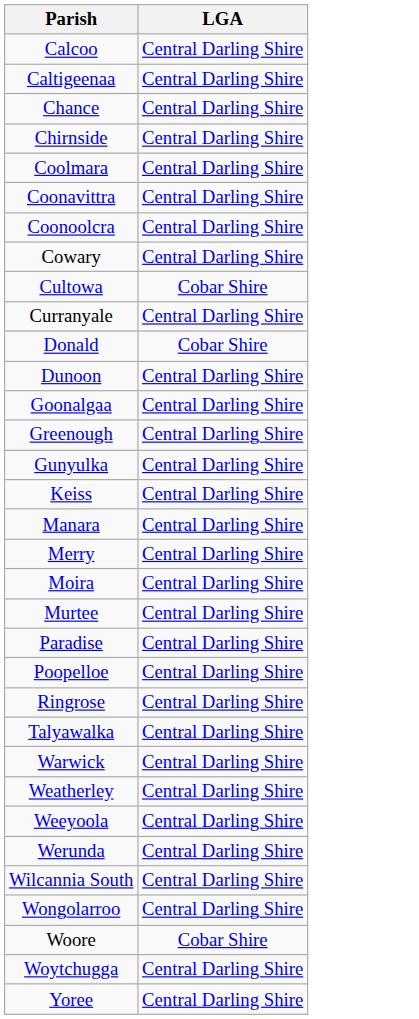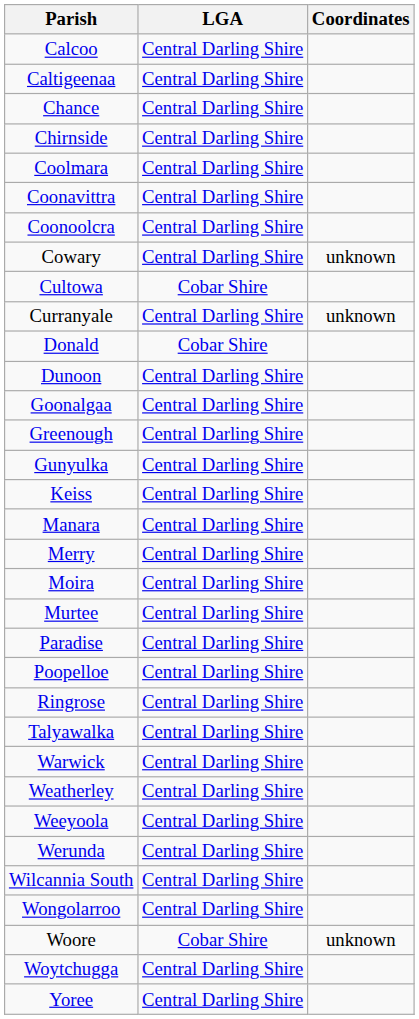+ column: (361, 19)
